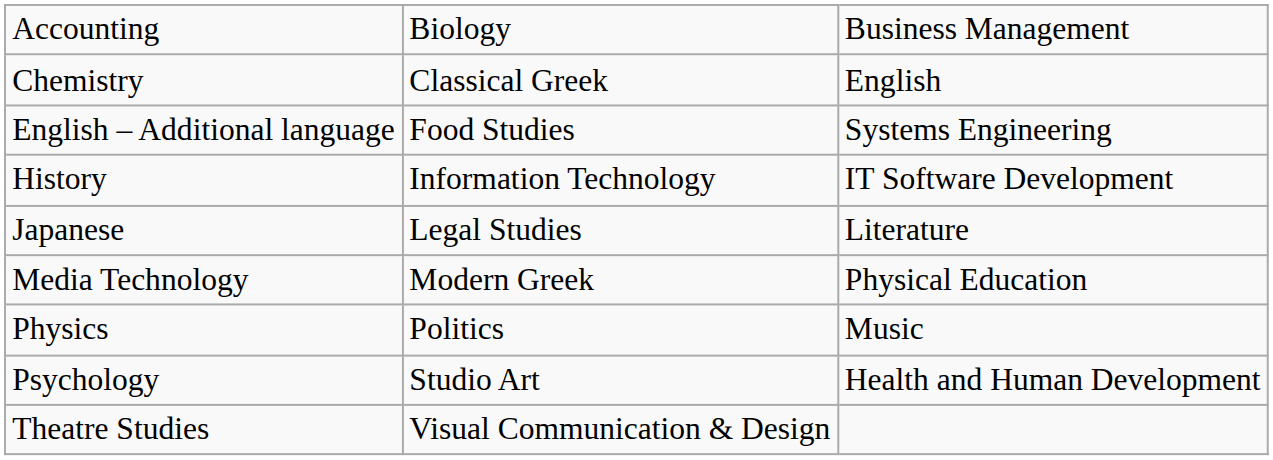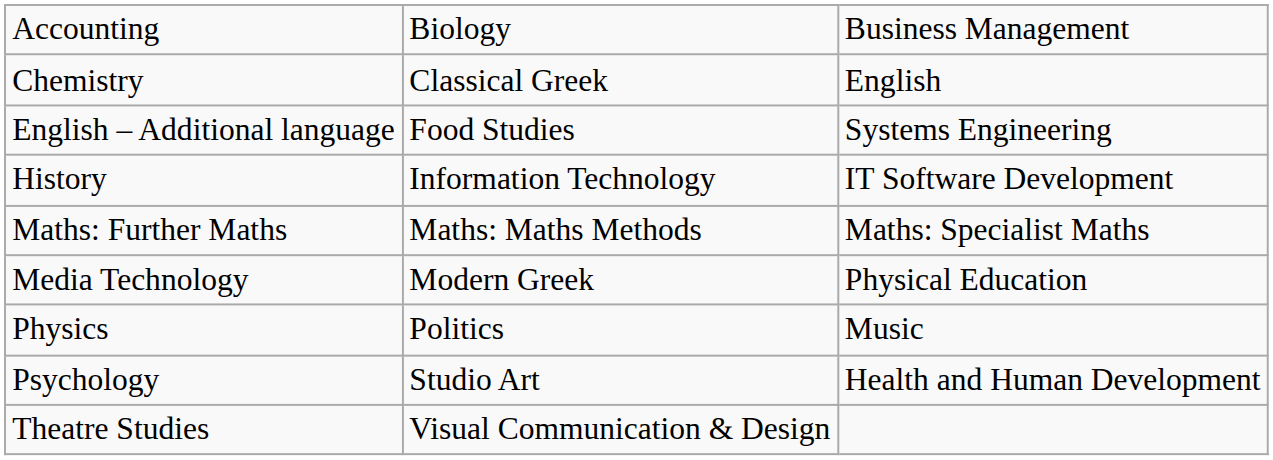- row: (68, 229)
+ row: (150, 229)
